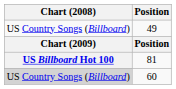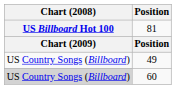rows swapped: (152, 28) <-> (152, 60)
